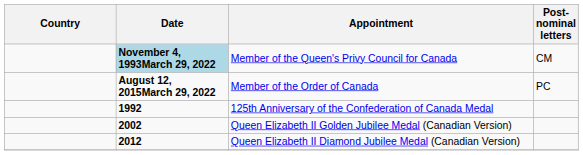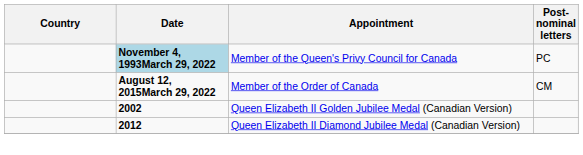(544, 58) CM -> (543, 58) PC
(543, 86) PC -> (544, 86) CM
- row: (362, 109)
